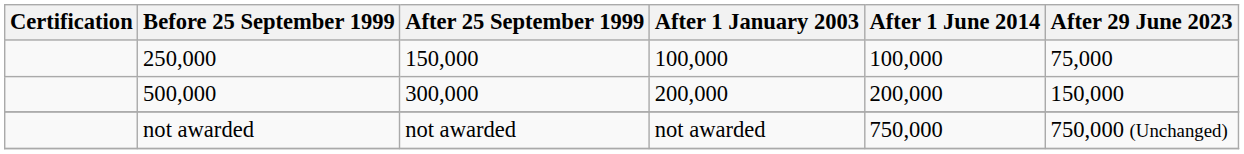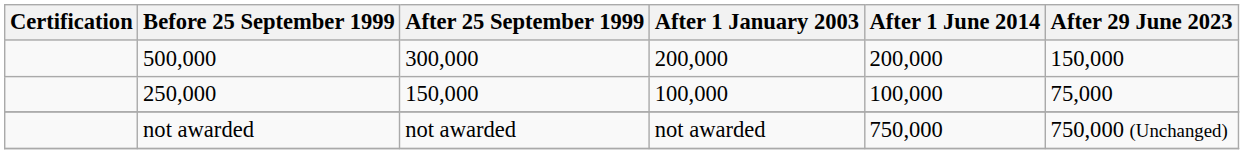rows swapped: (180, 58) <-> (180, 93)
